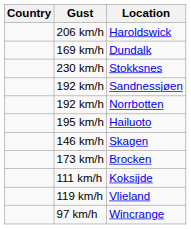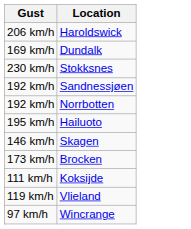- column: (29, 13)
